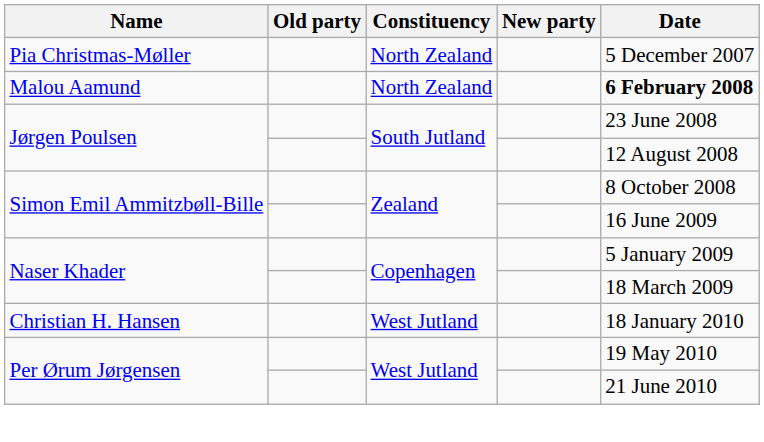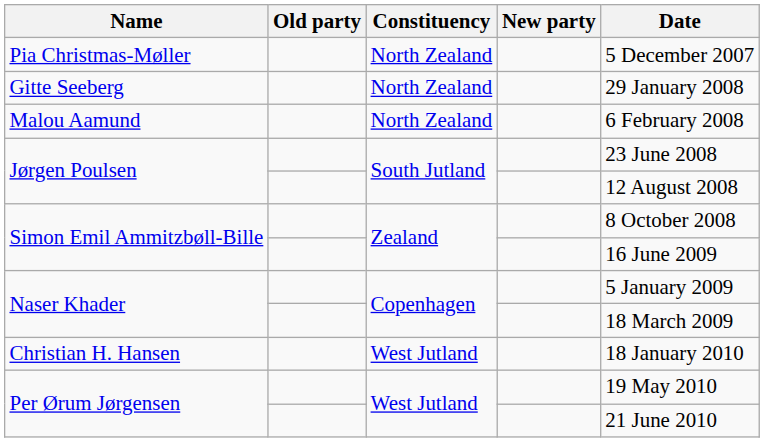+ row: (67, 87)
(679, 87) bold -> (675, 120) normal
